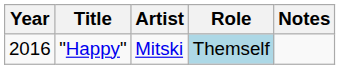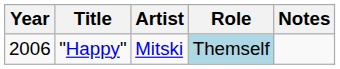(30, 49) 2016 -> (30, 49) 2006
